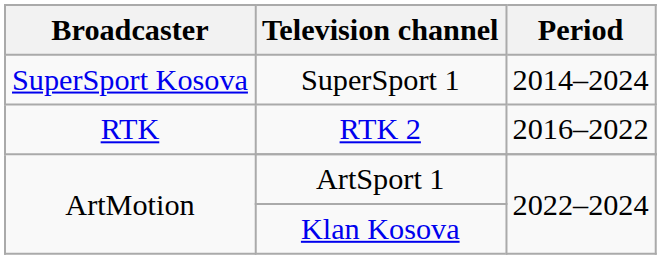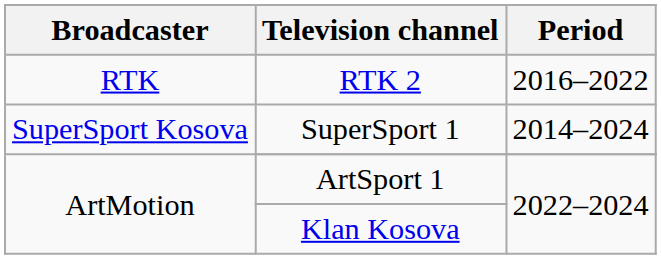rows swapped: (380, 79) <-> (380, 129)
